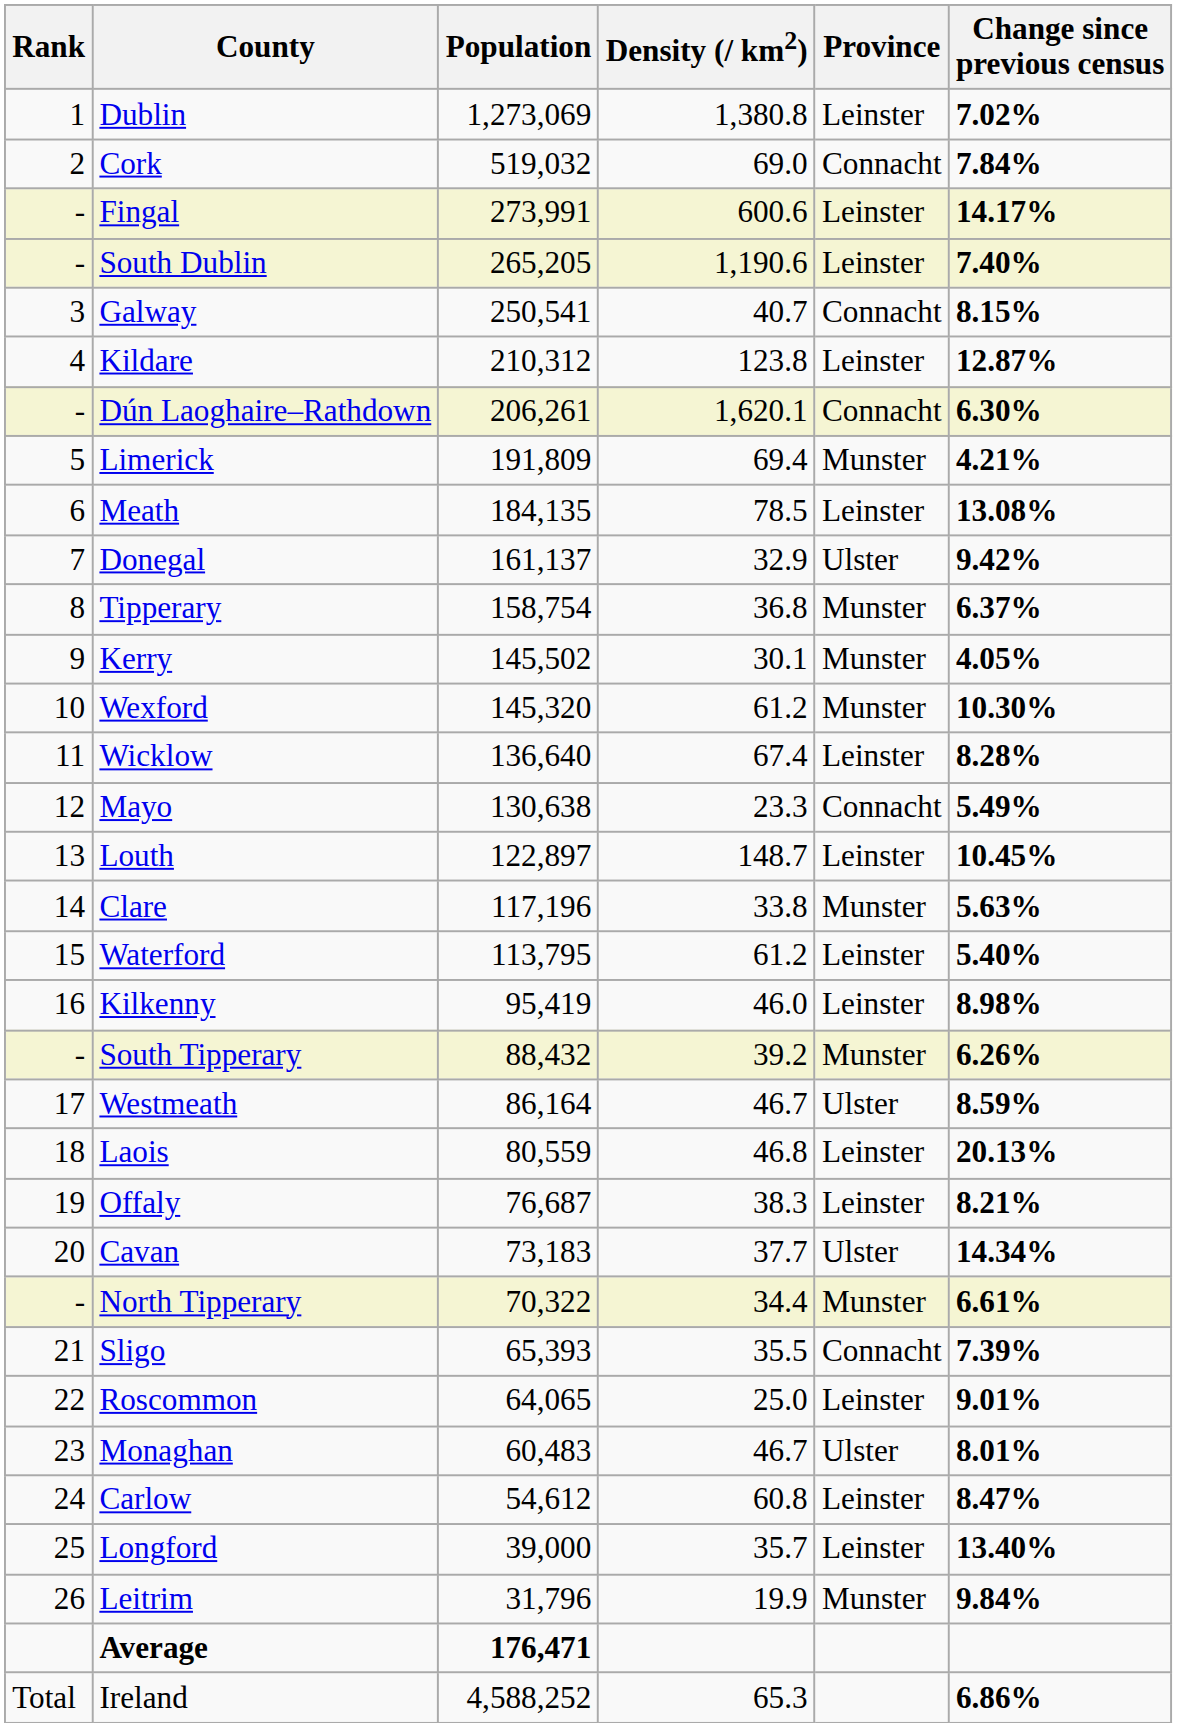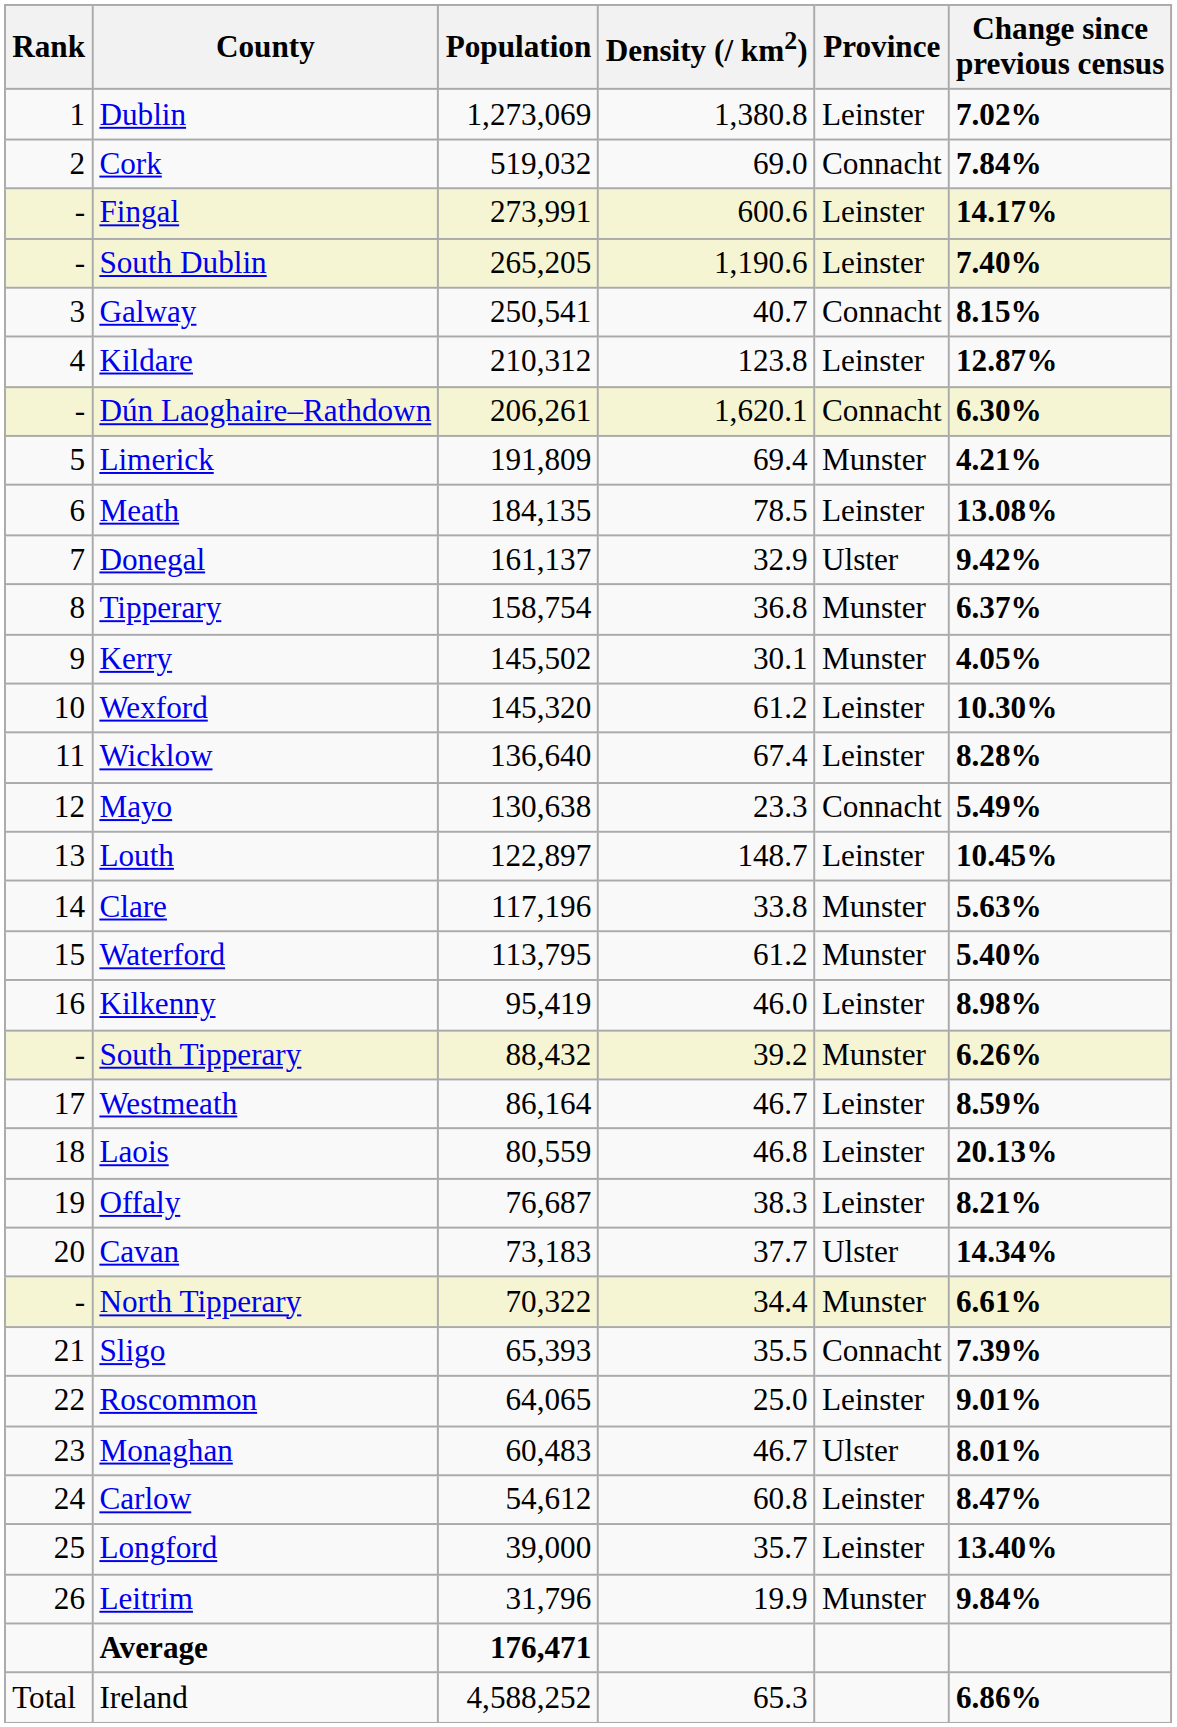(874, 707) Munster -> (873, 707) Leinster
(873, 955) Leinster -> (874, 955) Munster
(860, 1103) Ulster -> (873, 1103) Leinster
